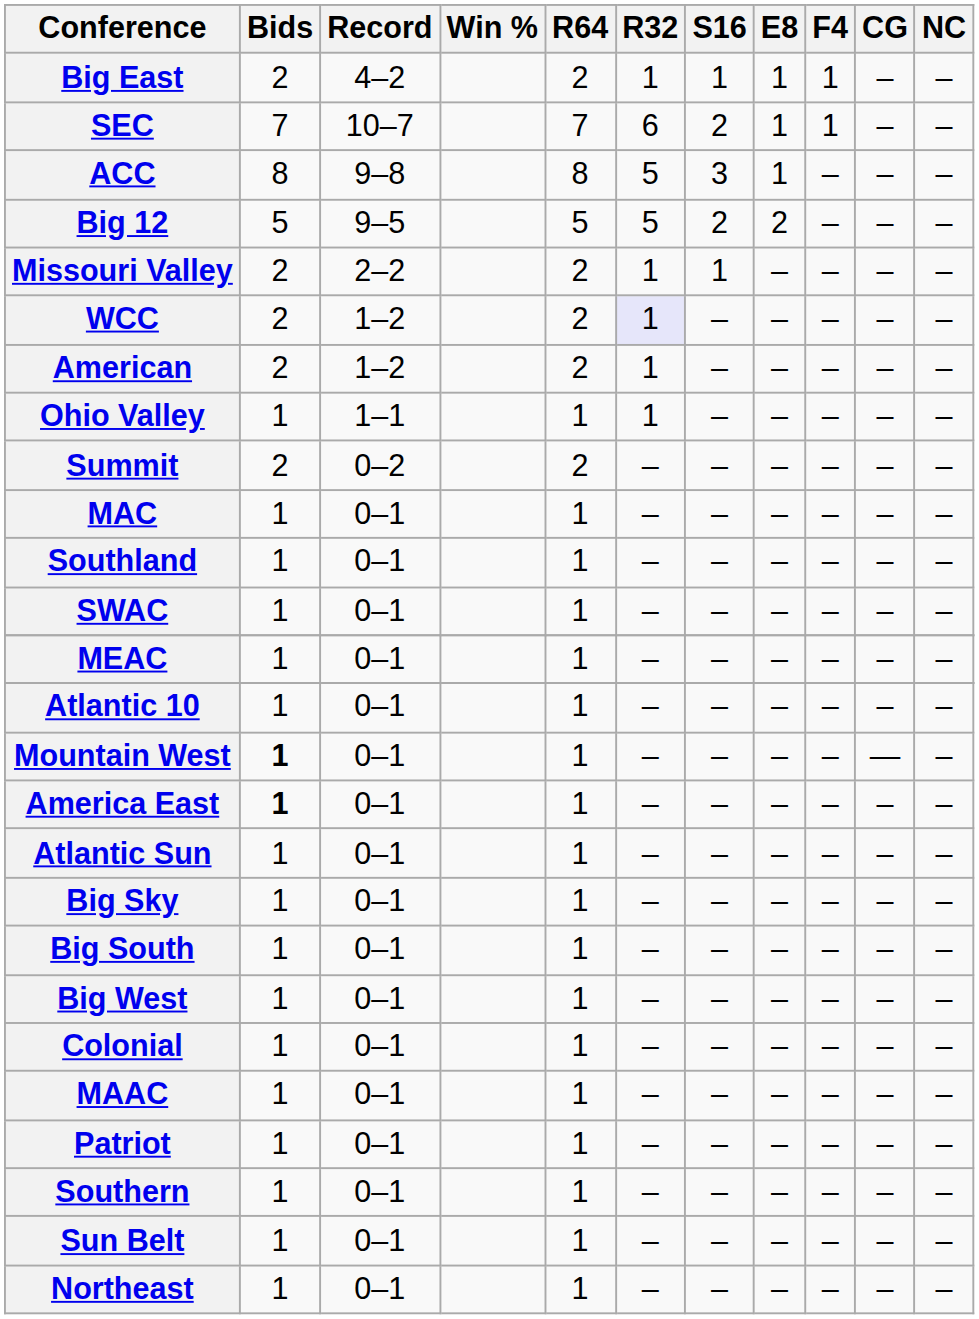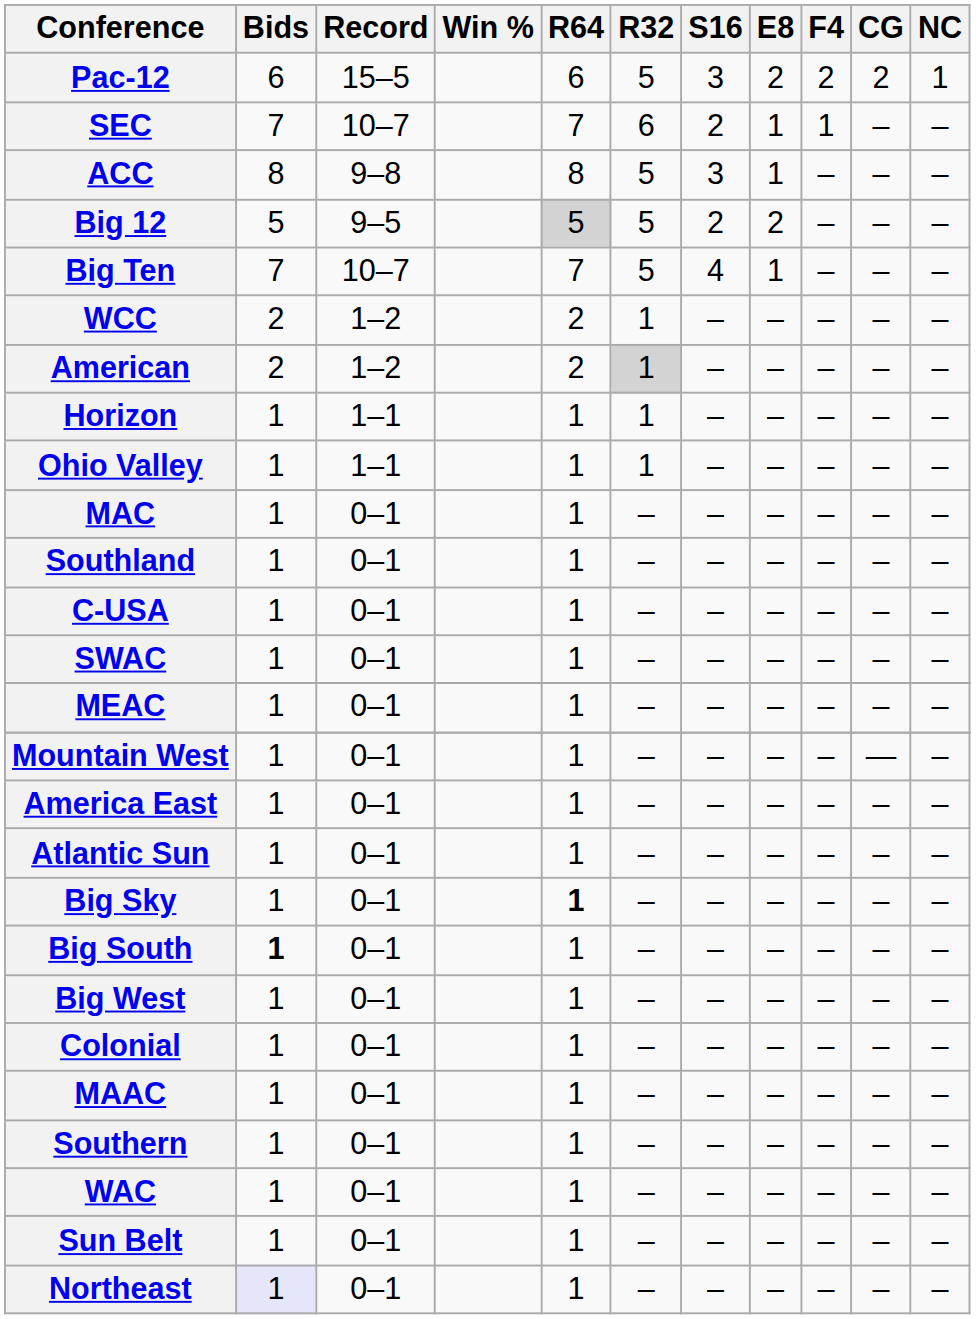+ row: (120, 77)
- row: (122, 77)
(580, 222) no background -> (576, 222) lightgrey background
+ row: (120, 271)
- row: (122, 271)
(650, 319) lavender background -> (646, 319) no background
(650, 367) no background -> (646, 367) lightgrey background
+ row: (120, 416)
- row: (122, 464)
+ row: (120, 610)
- row: (122, 707)
(280, 755) bold -> (276, 755) normal
(280, 804) bold -> (276, 804) normal
(580, 901) normal -> (576, 901) bold
(280, 949) normal -> (276, 949) bold
- row: (122, 1143)
+ row: (120, 1191)
(280, 1288) no background -> (276, 1288) lavender background
